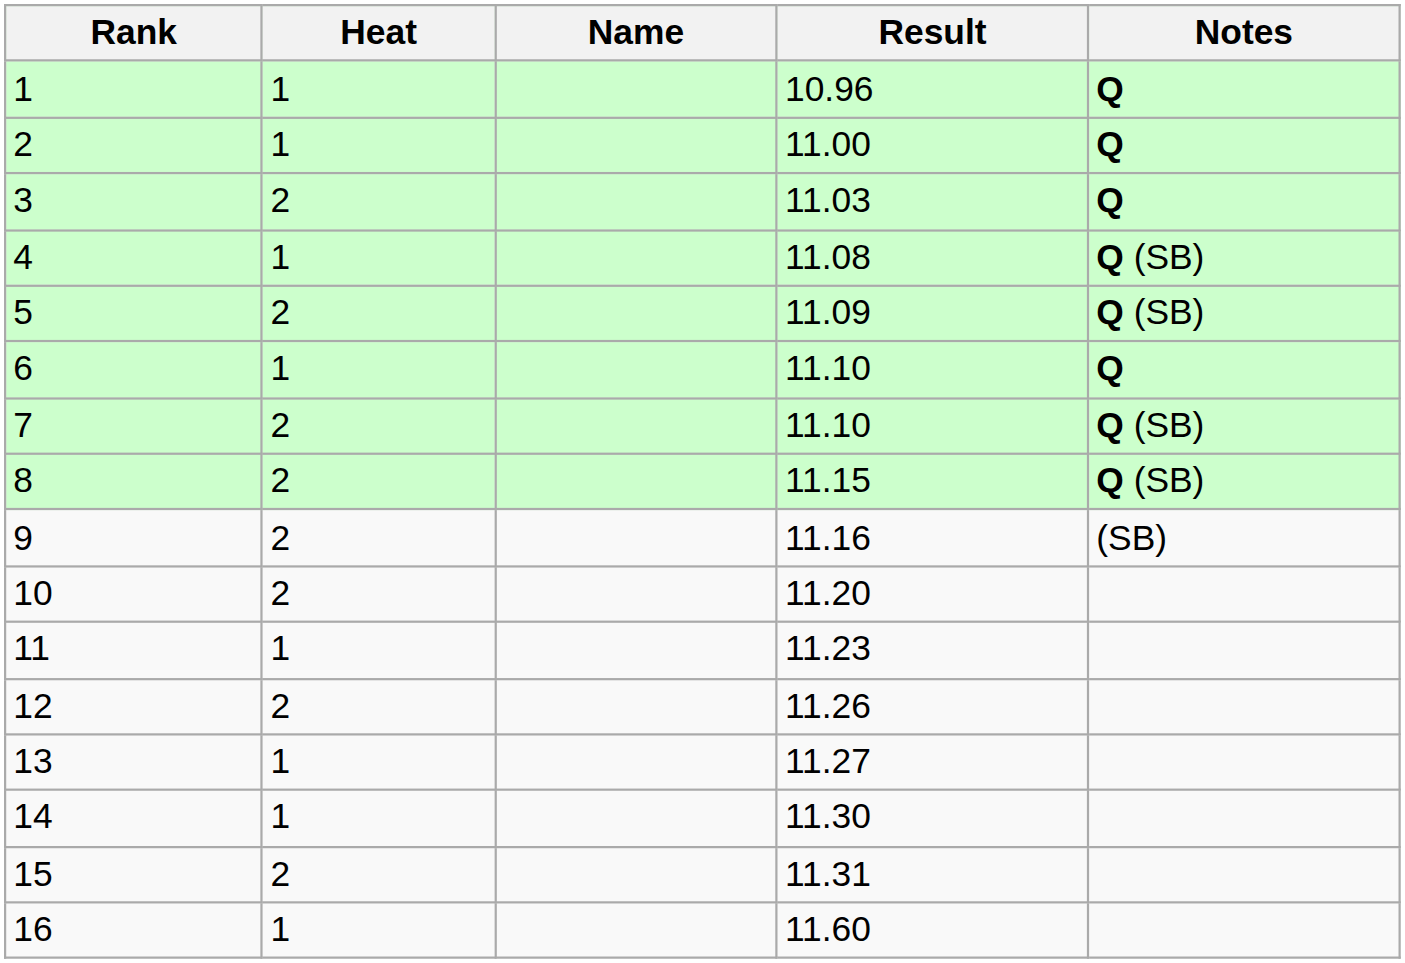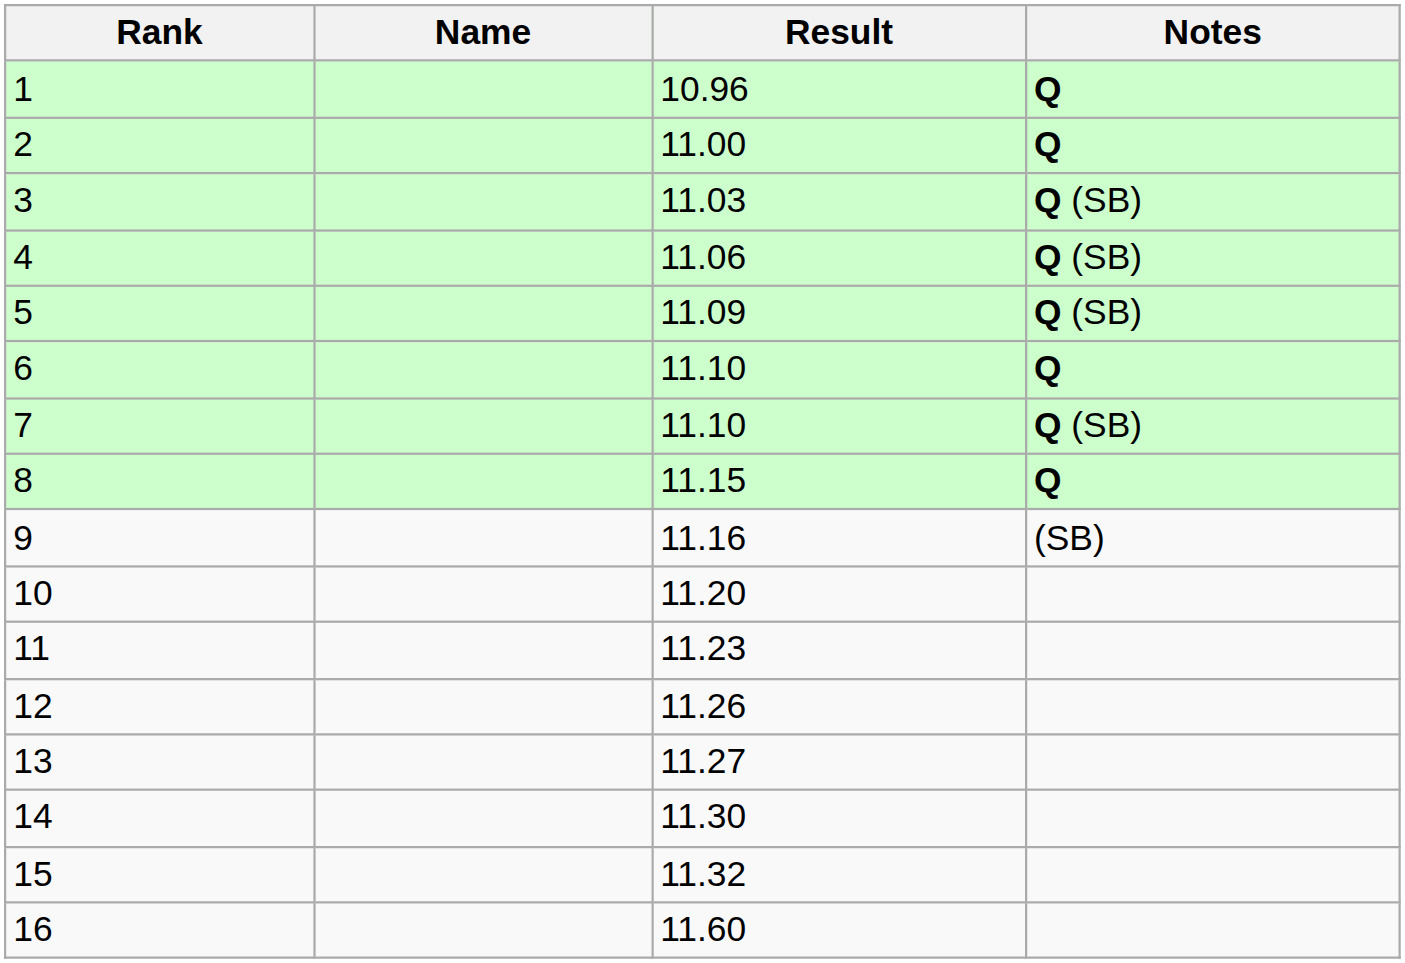- column: (379, 32)
(1110, 200) Q -> (1088, 200) Q (SB)
(828, 256) 11.08 -> (703, 256) 11.06
(1150, 481) Q (SB) -> (1048, 481) Q
(828, 873) 11.31 -> (703, 873) 11.32
